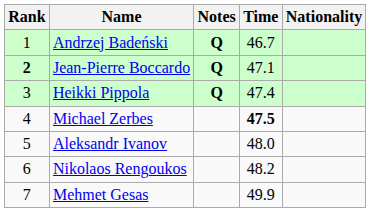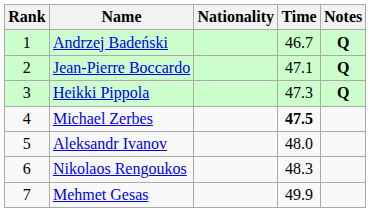columns swapped: (324, 17) <-> (217, 17)
(27, 67) bold -> (27, 67) normal
(261, 93) 47.4 -> (299, 93) 47.3
(261, 169) 48.2 -> (299, 169) 48.3
